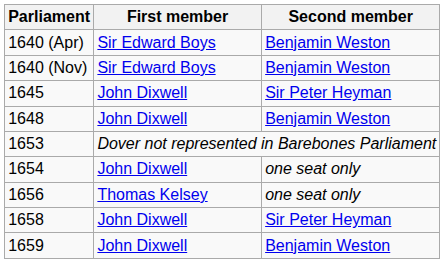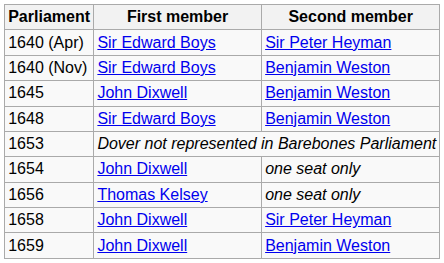(328, 42) Benjamin Weston -> (328, 42) Sir Peter Heyman
(328, 93) Sir Peter Heyman -> (328, 93) Benjamin Weston
(142, 118) John Dixwell -> (157, 118) Sir Edward Boys
